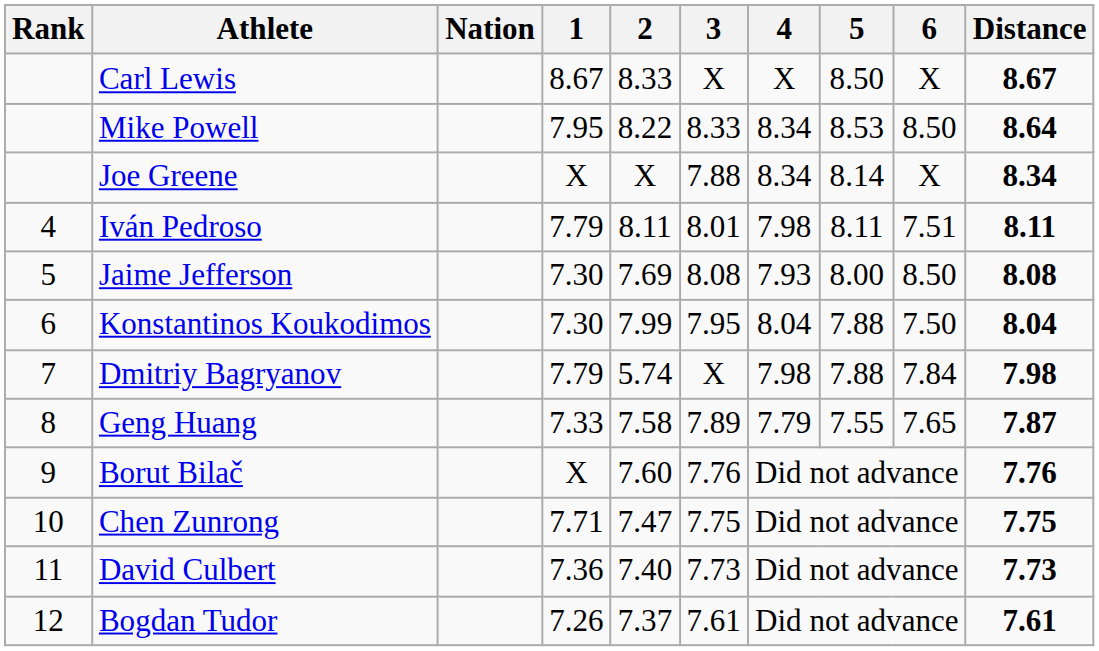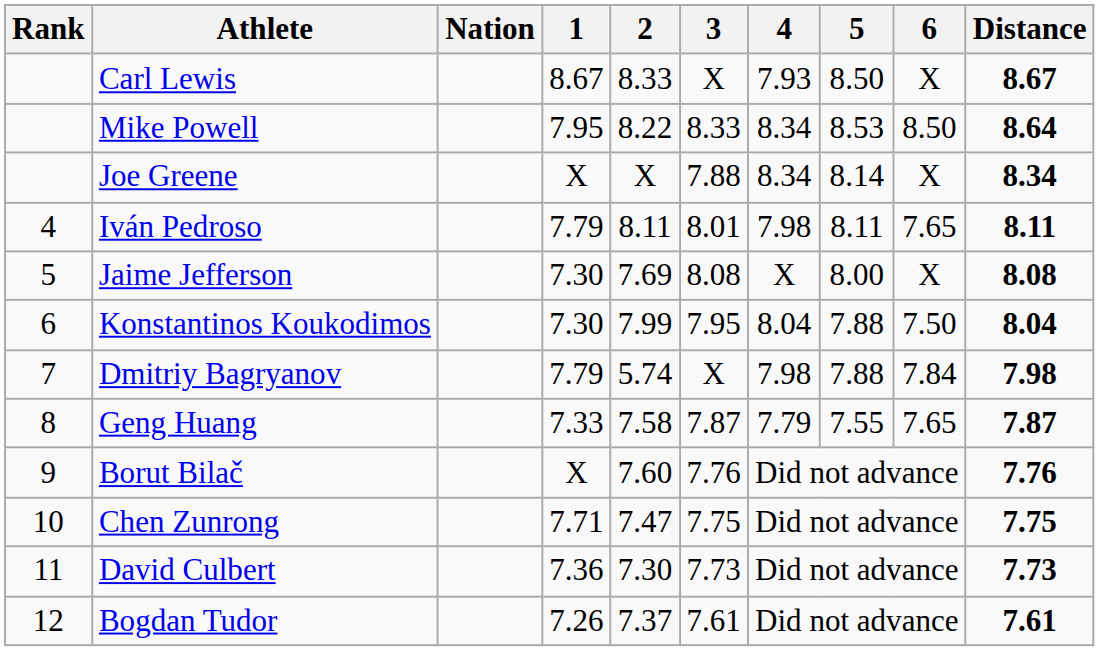(784, 78) X -> (784, 78) 7.93
(929, 226) 7.51 -> (929, 226) 7.65
(784, 275) 7.93 -> (784, 275) X
(929, 275) 8.50 -> (929, 275) X
(714, 422) 7.89 -> (714, 422) 7.87
(645, 570) 7.40 -> (645, 570) 7.30
